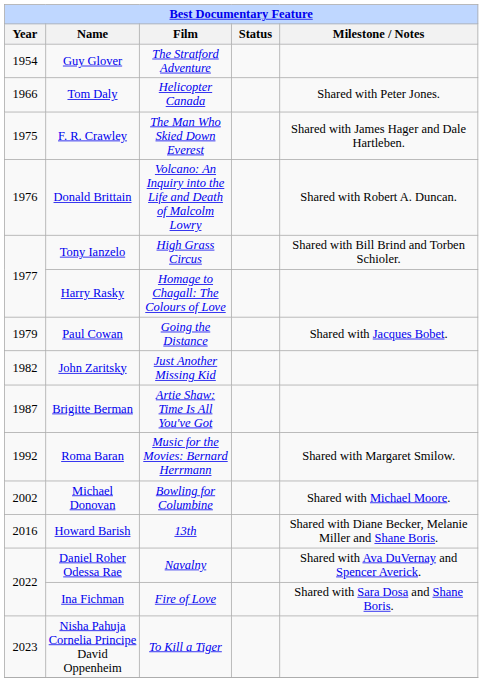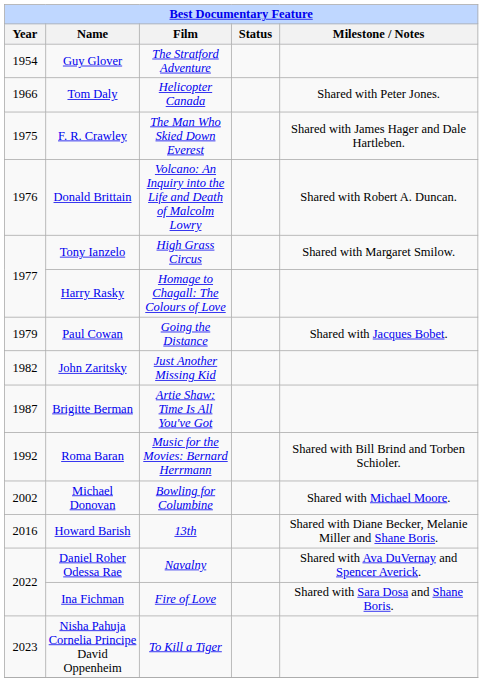(379, 252) Shared with Bill Brind and Torben Schioler. -> (379, 252) Shared with Margaret Smilow.
(379, 456) Shared with Margaret Smilow. -> (379, 456) Shared with Bill Brind and Torben Schioler.
